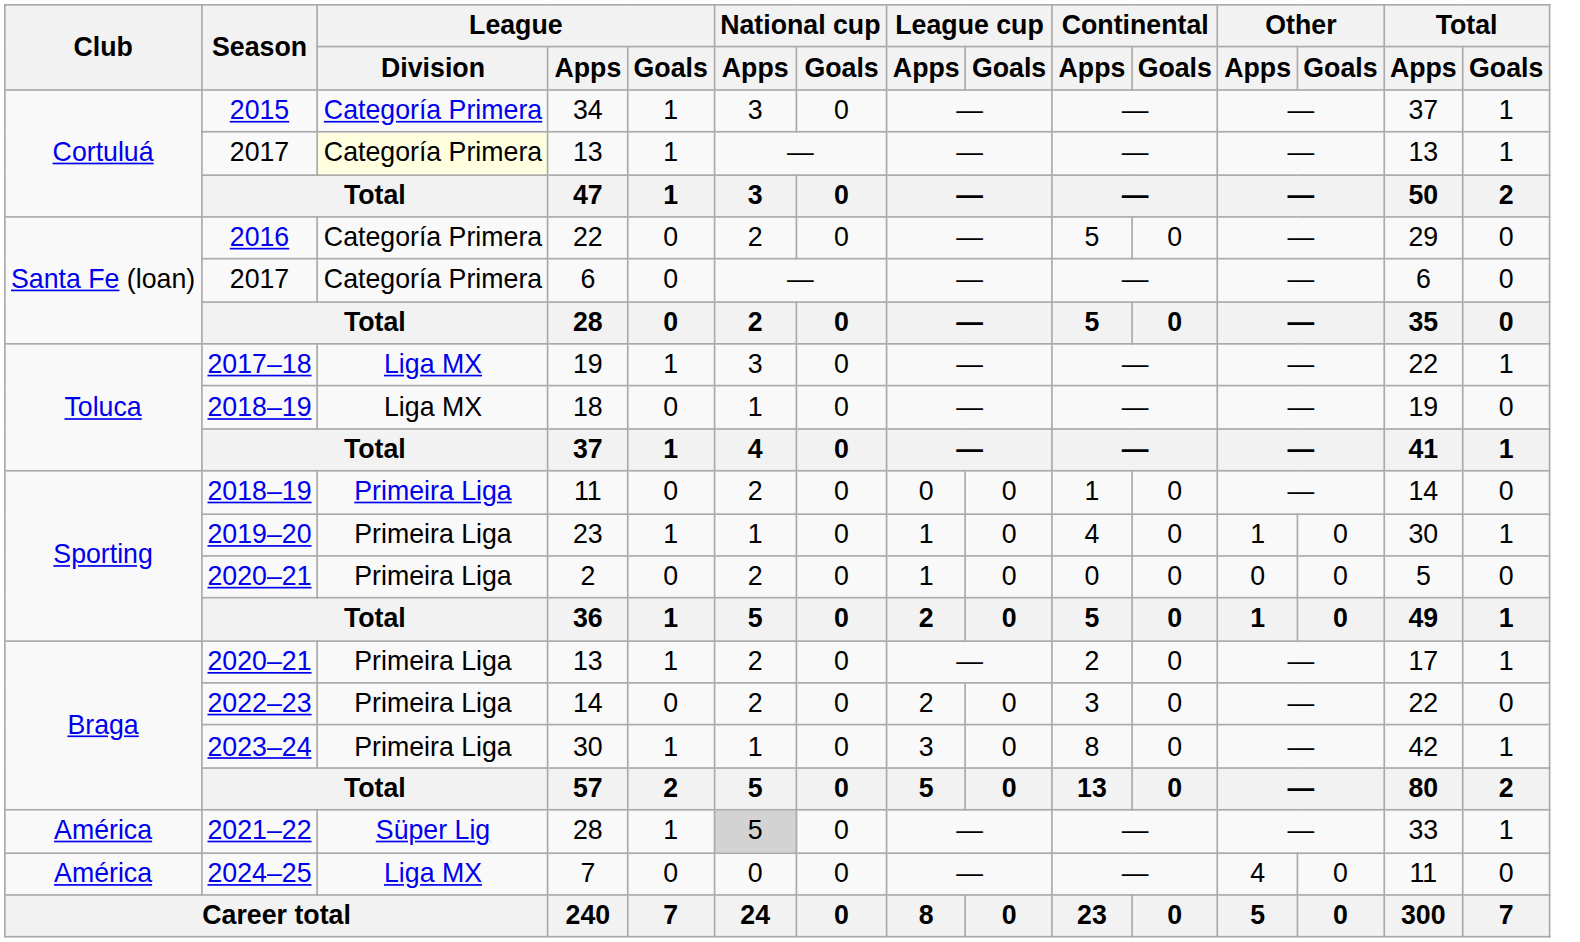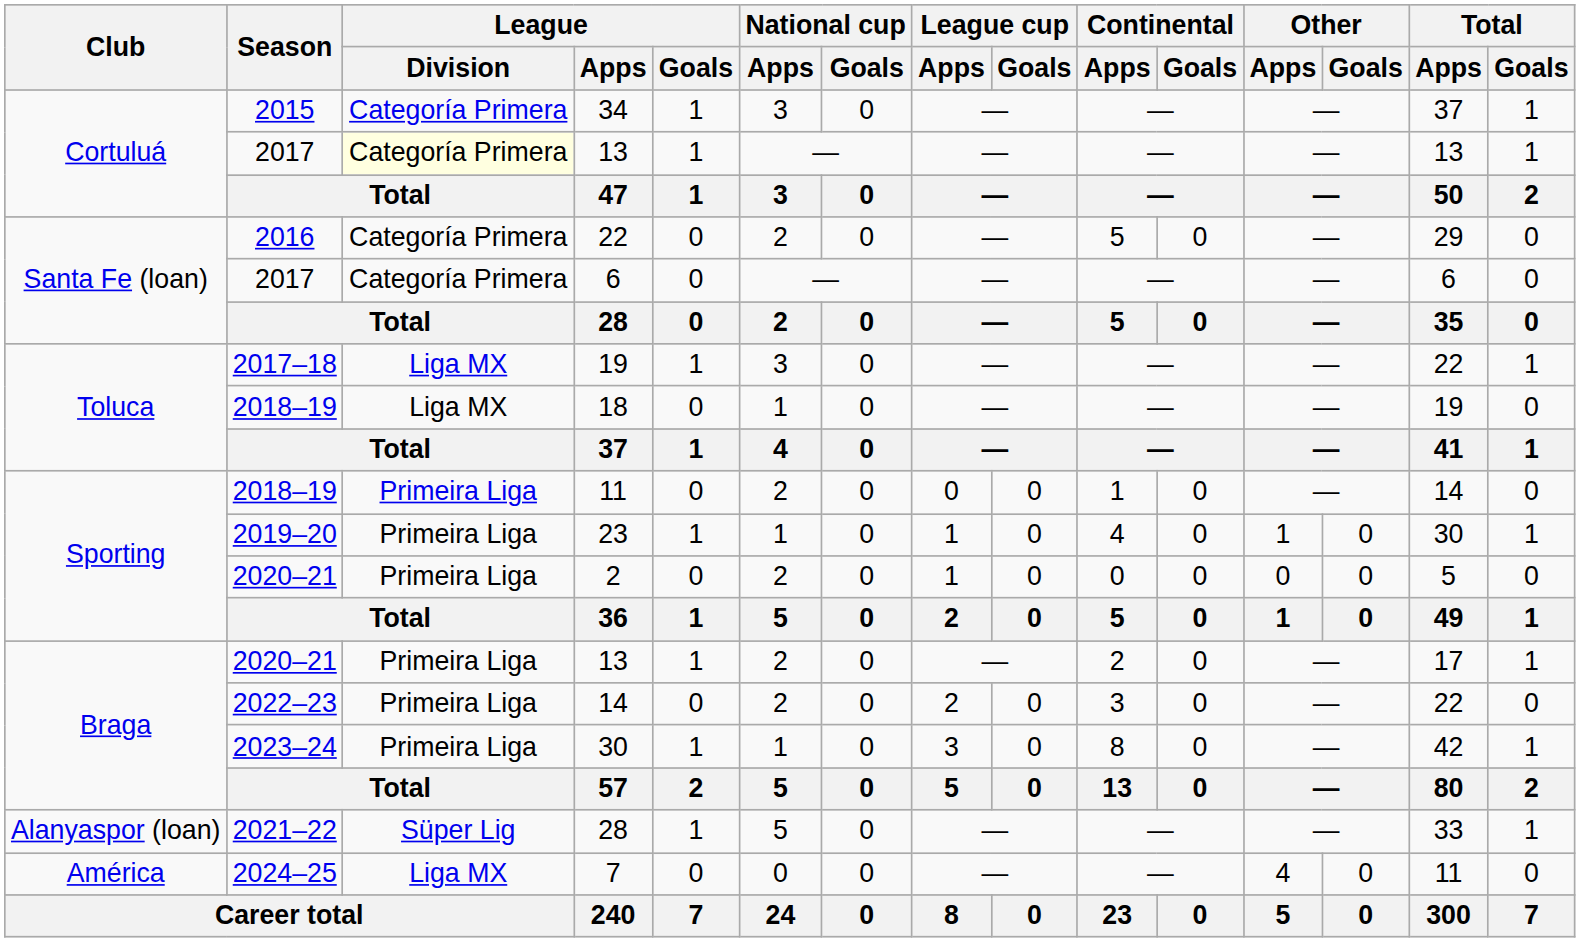(103, 830) América -> (116, 830) Alanyaspor (loan)
(755, 830) lightgrey background -> (780, 830) no background
